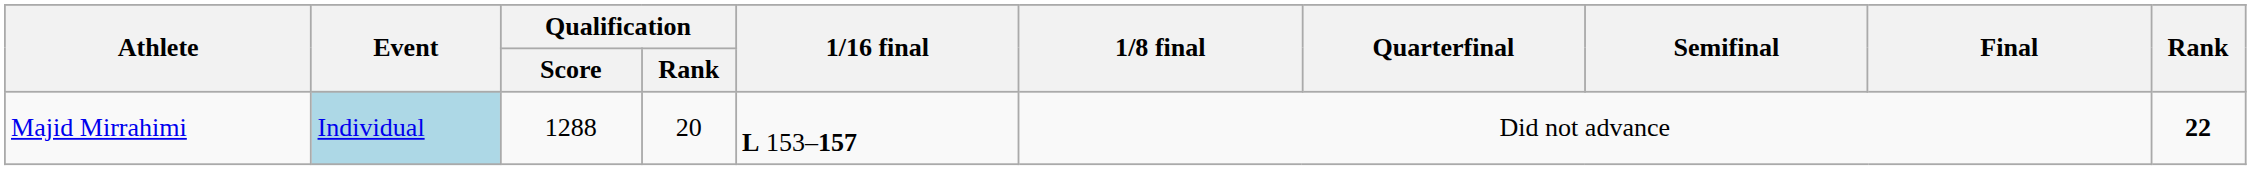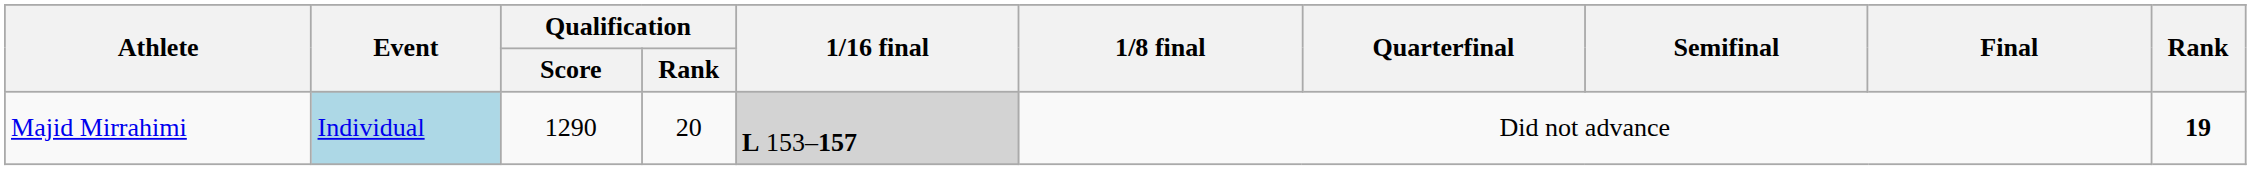(571, 127) 1288 -> (571, 127) 1290
(800, 143) no background -> (800, 143) lightgrey background
(2198, 127) 22 -> (2198, 127) 19
